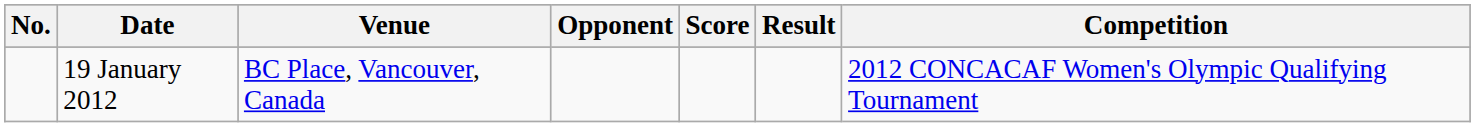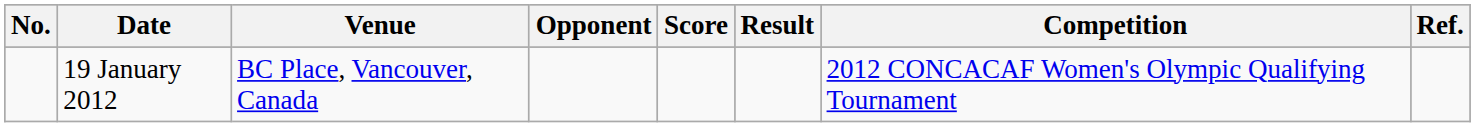+ column: (1440, 25)
